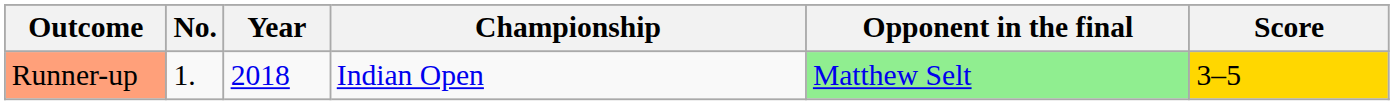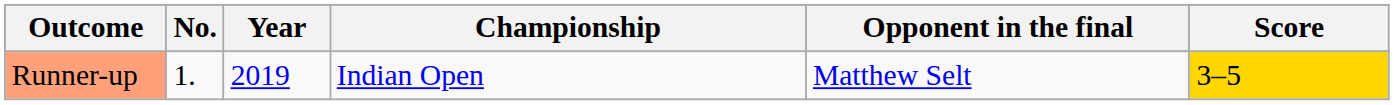(260, 74) 2018 -> (260, 74) 2019
(892, 74) lightgreen background -> (892, 74) no background
